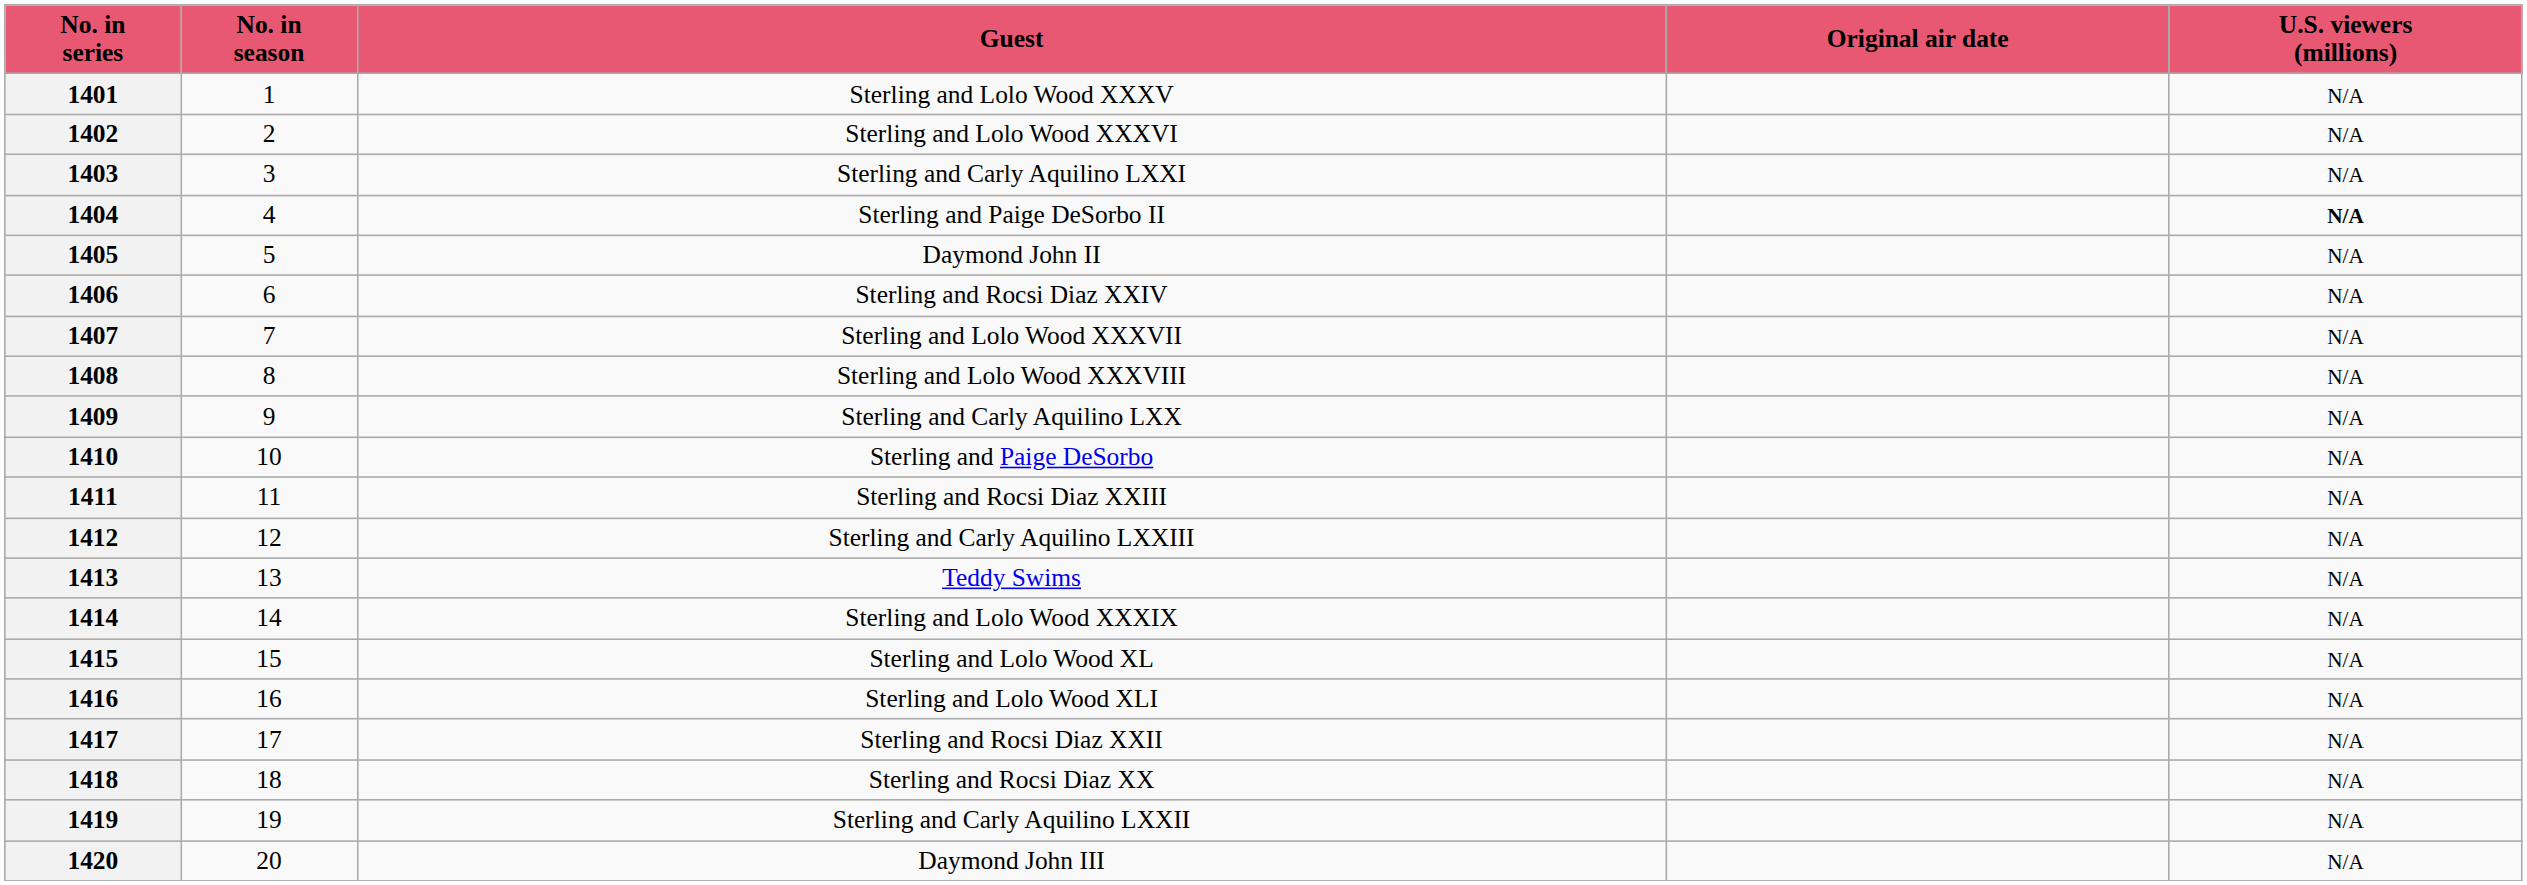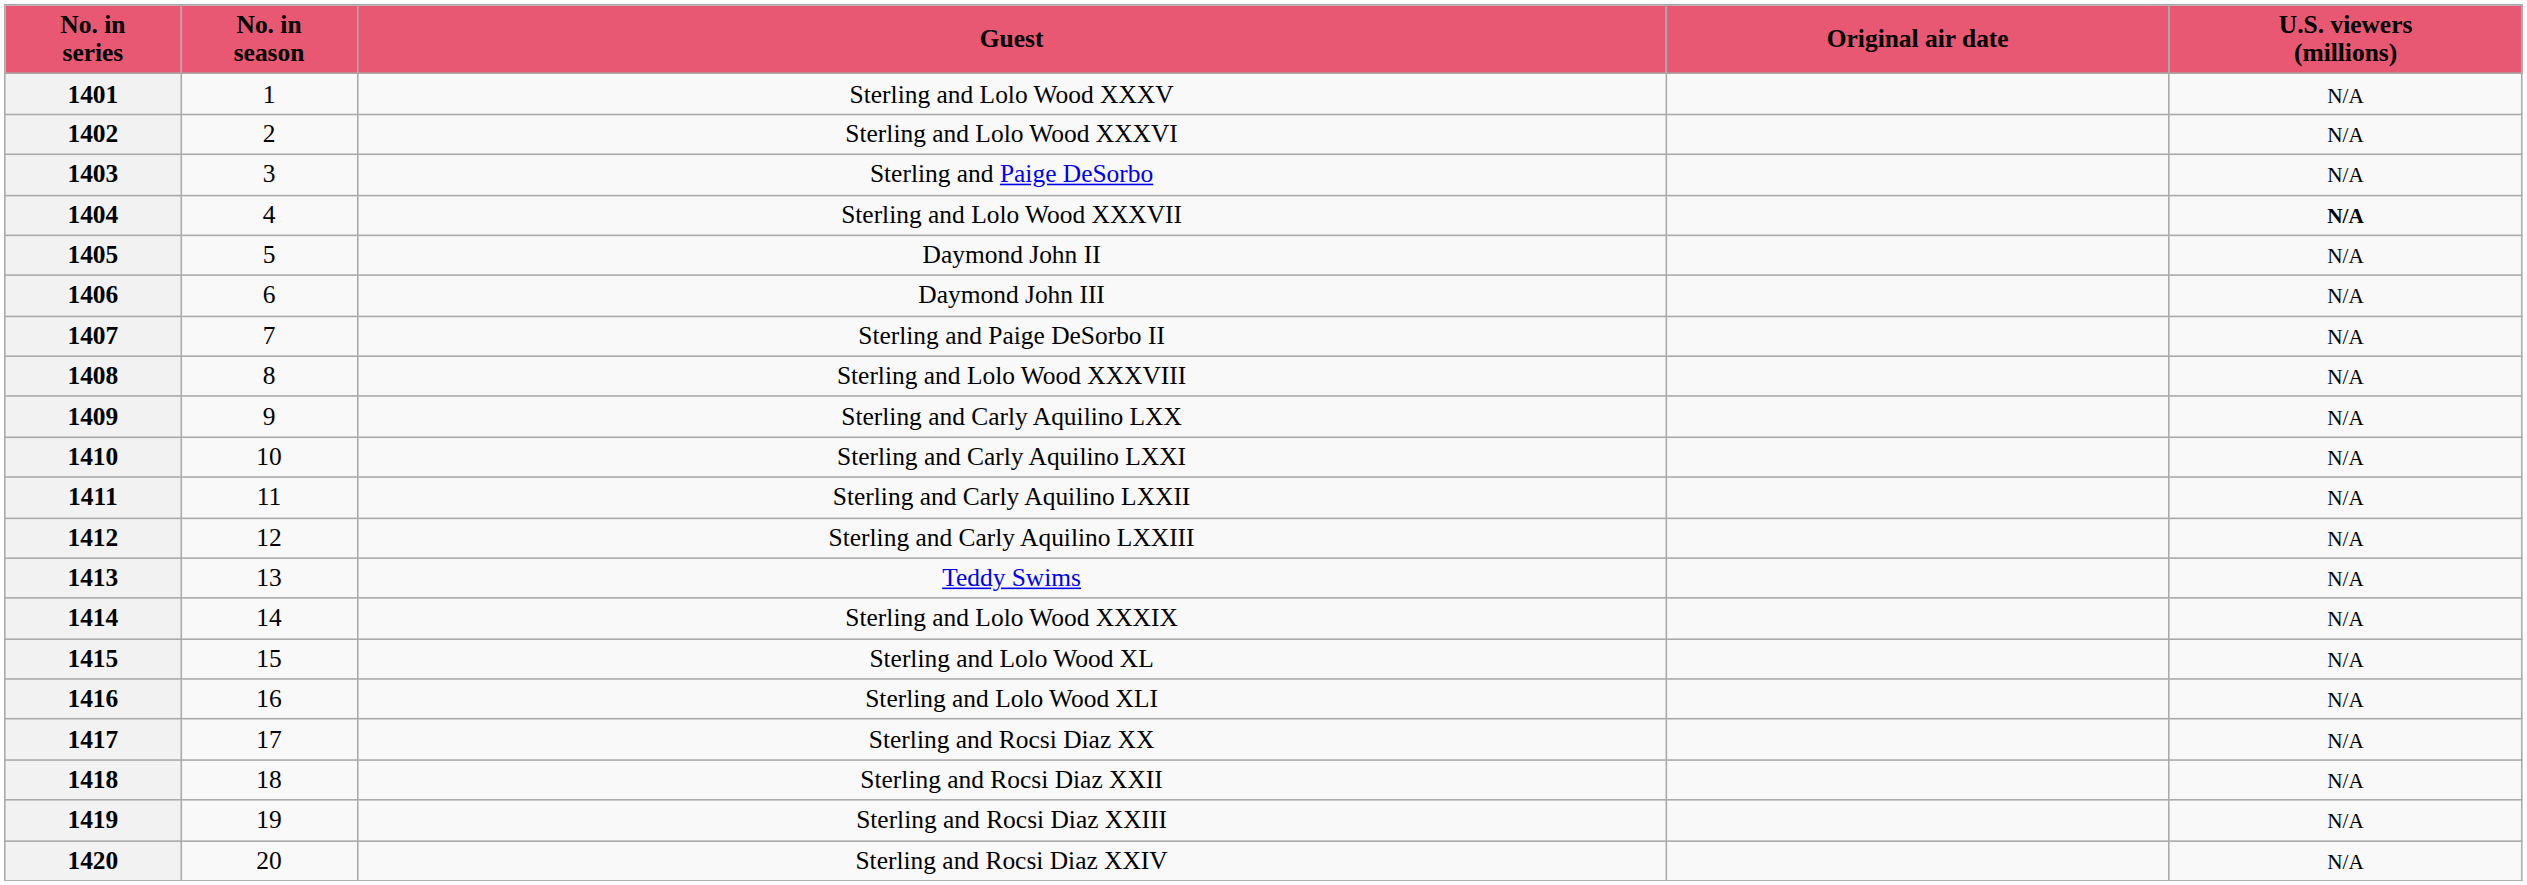(1012, 174) Sterling and Carly Aquilino LXXI -> (1012, 174) Sterling and Paige DeSorbo
(1012, 214) Sterling and Paige DeSorbo II -> (1012, 214) Sterling and Lolo Wood XXXVII
(1012, 295) Sterling and Rocsi Diaz XXIV -> (1012, 295) Daymond John III
(1012, 335) Sterling and Lolo Wood XXXVII -> (1012, 335) Sterling and Paige DeSorbo II
(1012, 456) Sterling and Paige DeSorbo -> (1012, 456) Sterling and Carly Aquilino LXXI
(1012, 497) Sterling and Rocsi Diaz XXIII -> (1012, 497) Sterling and Carly Aquilino LXXII
(1012, 739) Sterling and Rocsi Diaz XXII -> (1012, 739) Sterling and Rocsi Diaz XX
(1012, 779) Sterling and Rocsi Diaz XX -> (1012, 779) Sterling and Rocsi Diaz XXII
(1012, 819) Sterling and Carly Aquilino LXXII -> (1012, 819) Sterling and Rocsi Diaz XXIII
(1012, 860) Daymond John III -> (1012, 860) Sterling and Rocsi Diaz XXIV
